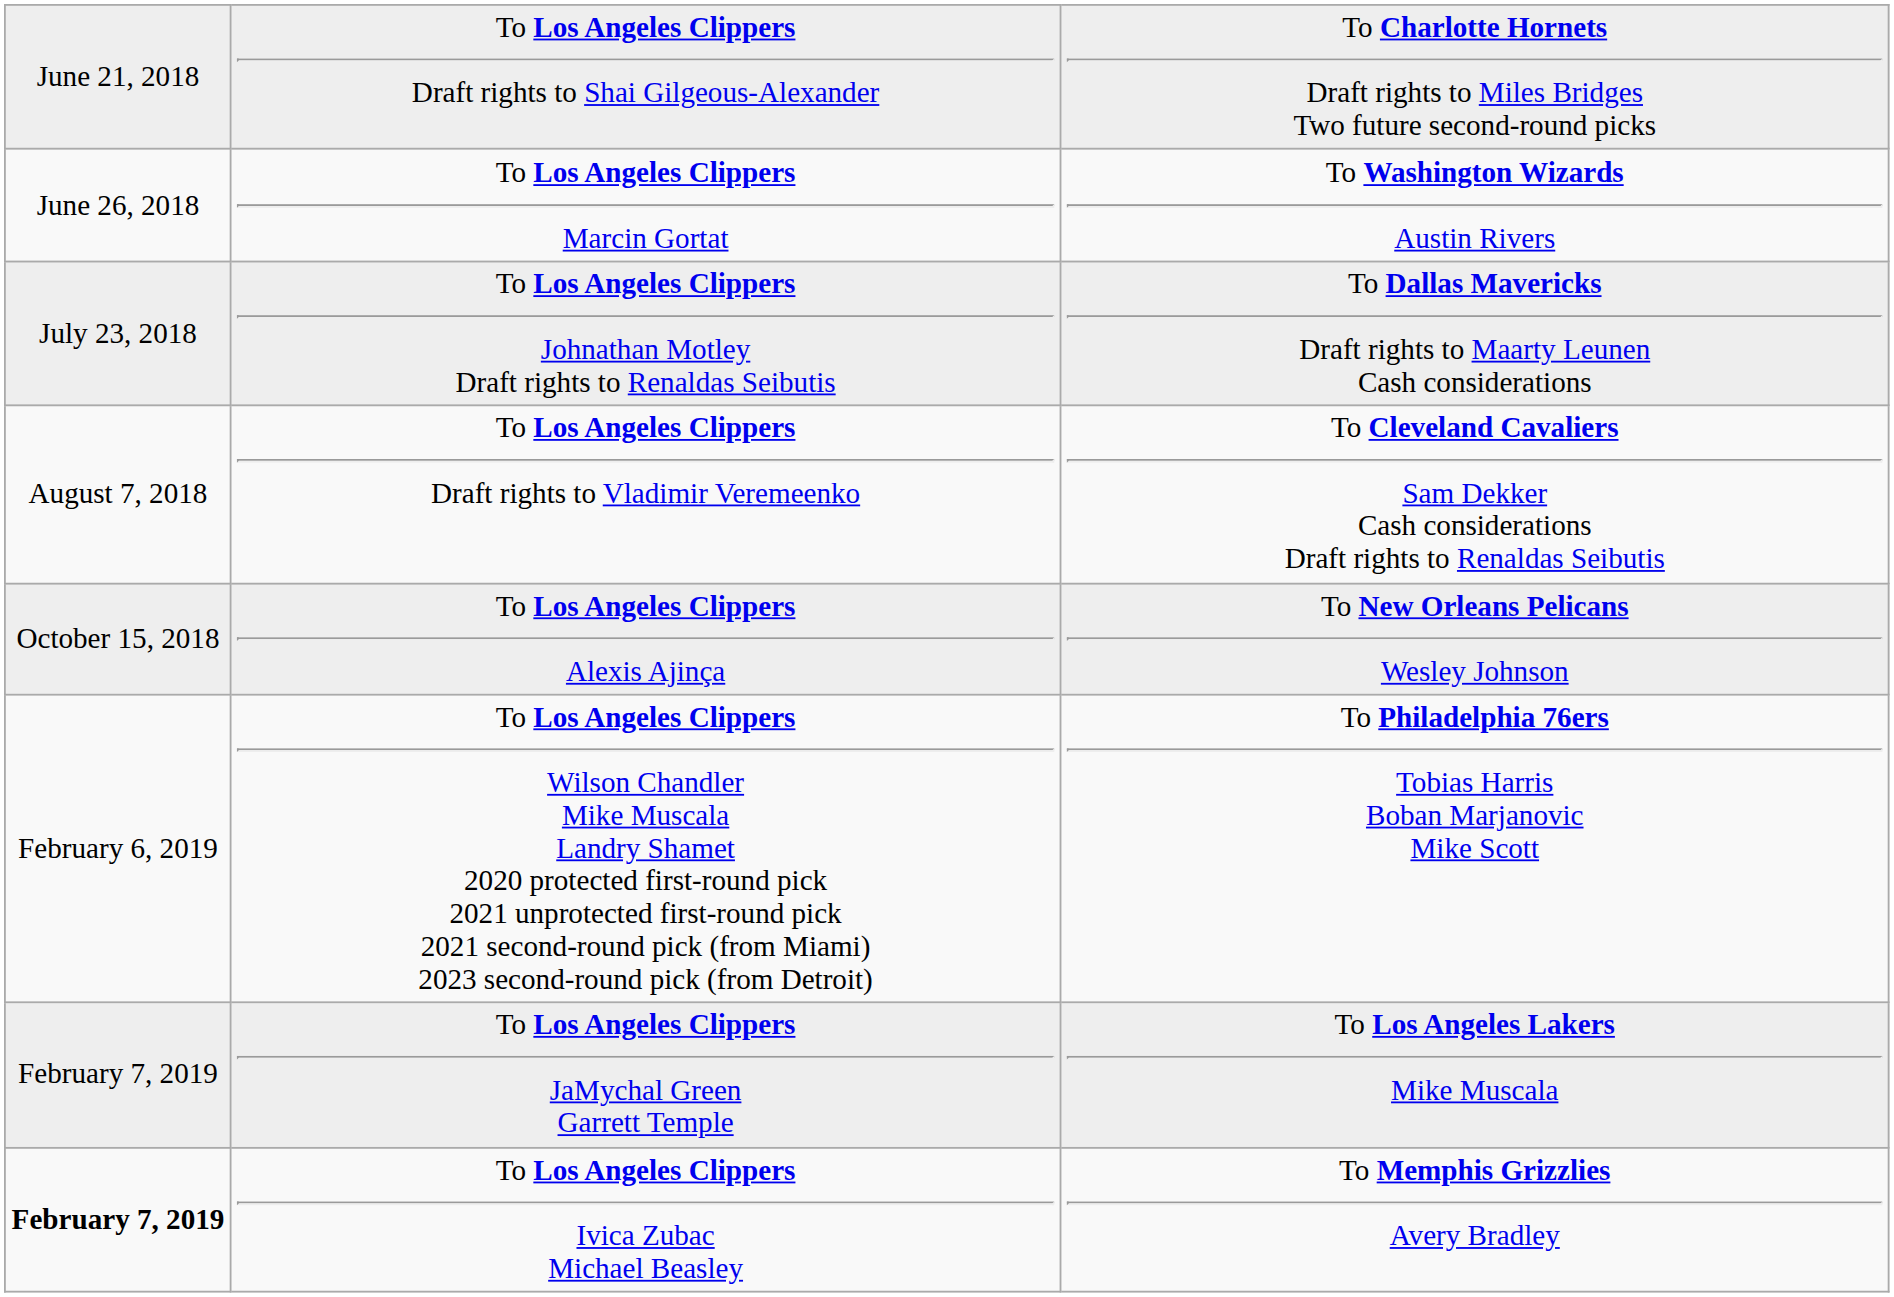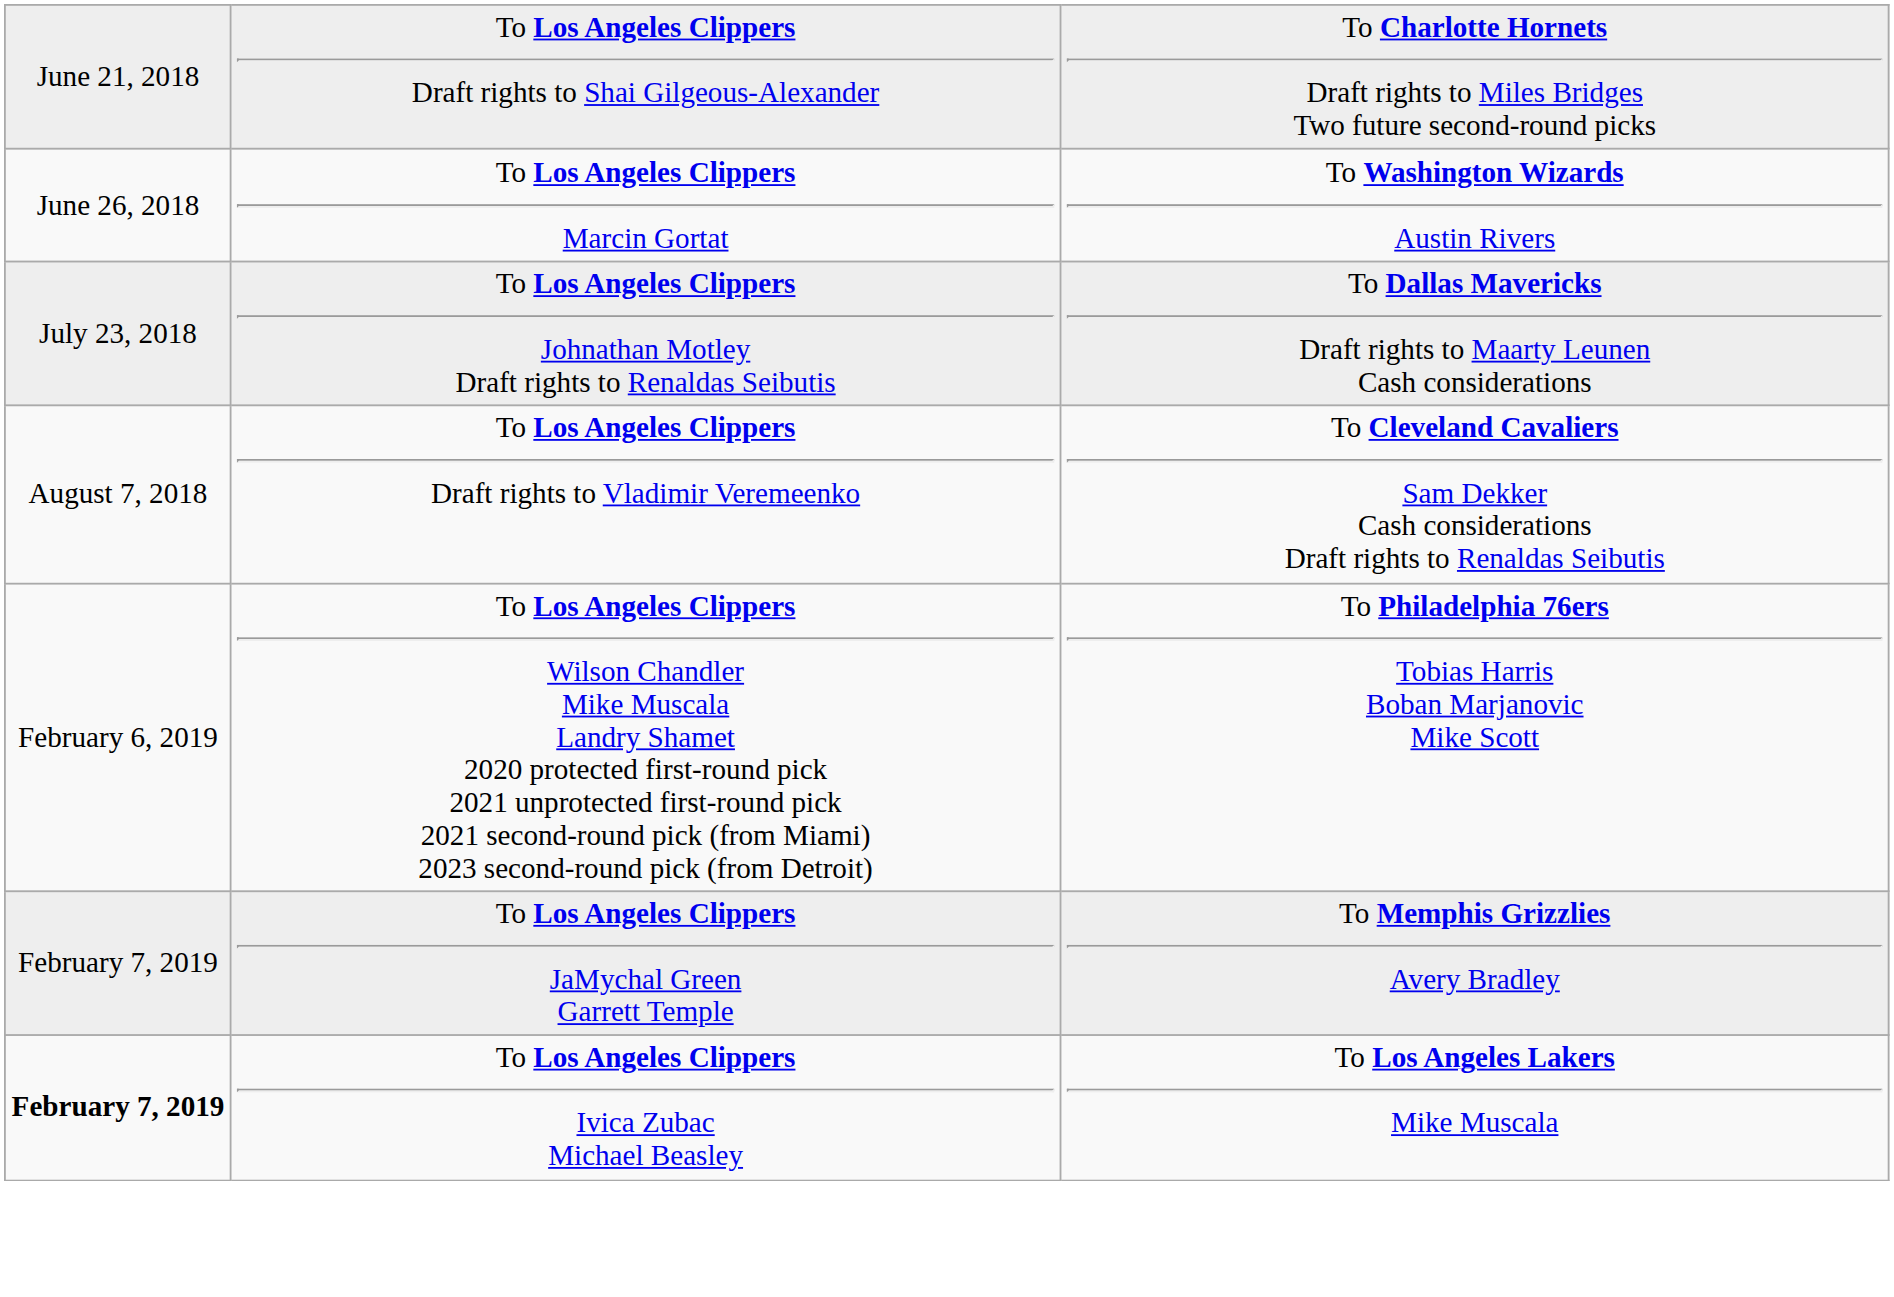- row: (646, 638)
(1475, 1058) To Los Angeles Lakers Mike Muscala -> (1475, 946) To Memphis Grizzlies Avery Bradley
(1475, 1202) To Memphis Grizzlies Avery Bradley -> (1475, 1090) To Los Angeles Lakers Mike Muscala
